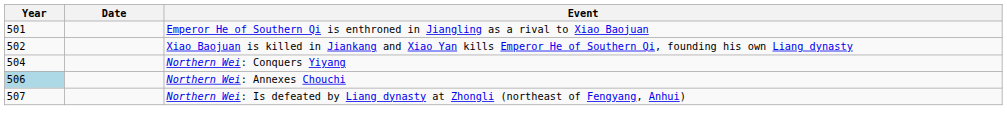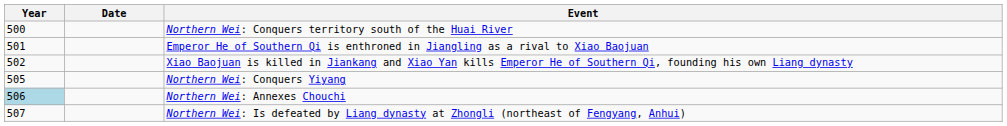+ row: (340, 30)
(16, 63) 504 -> (16, 80) 505
